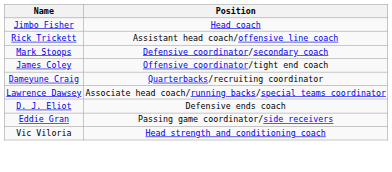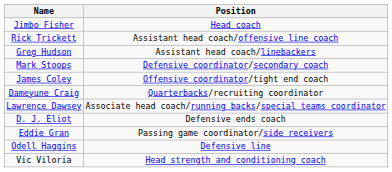+ row: (44, 52)
+ row: (44, 147)
